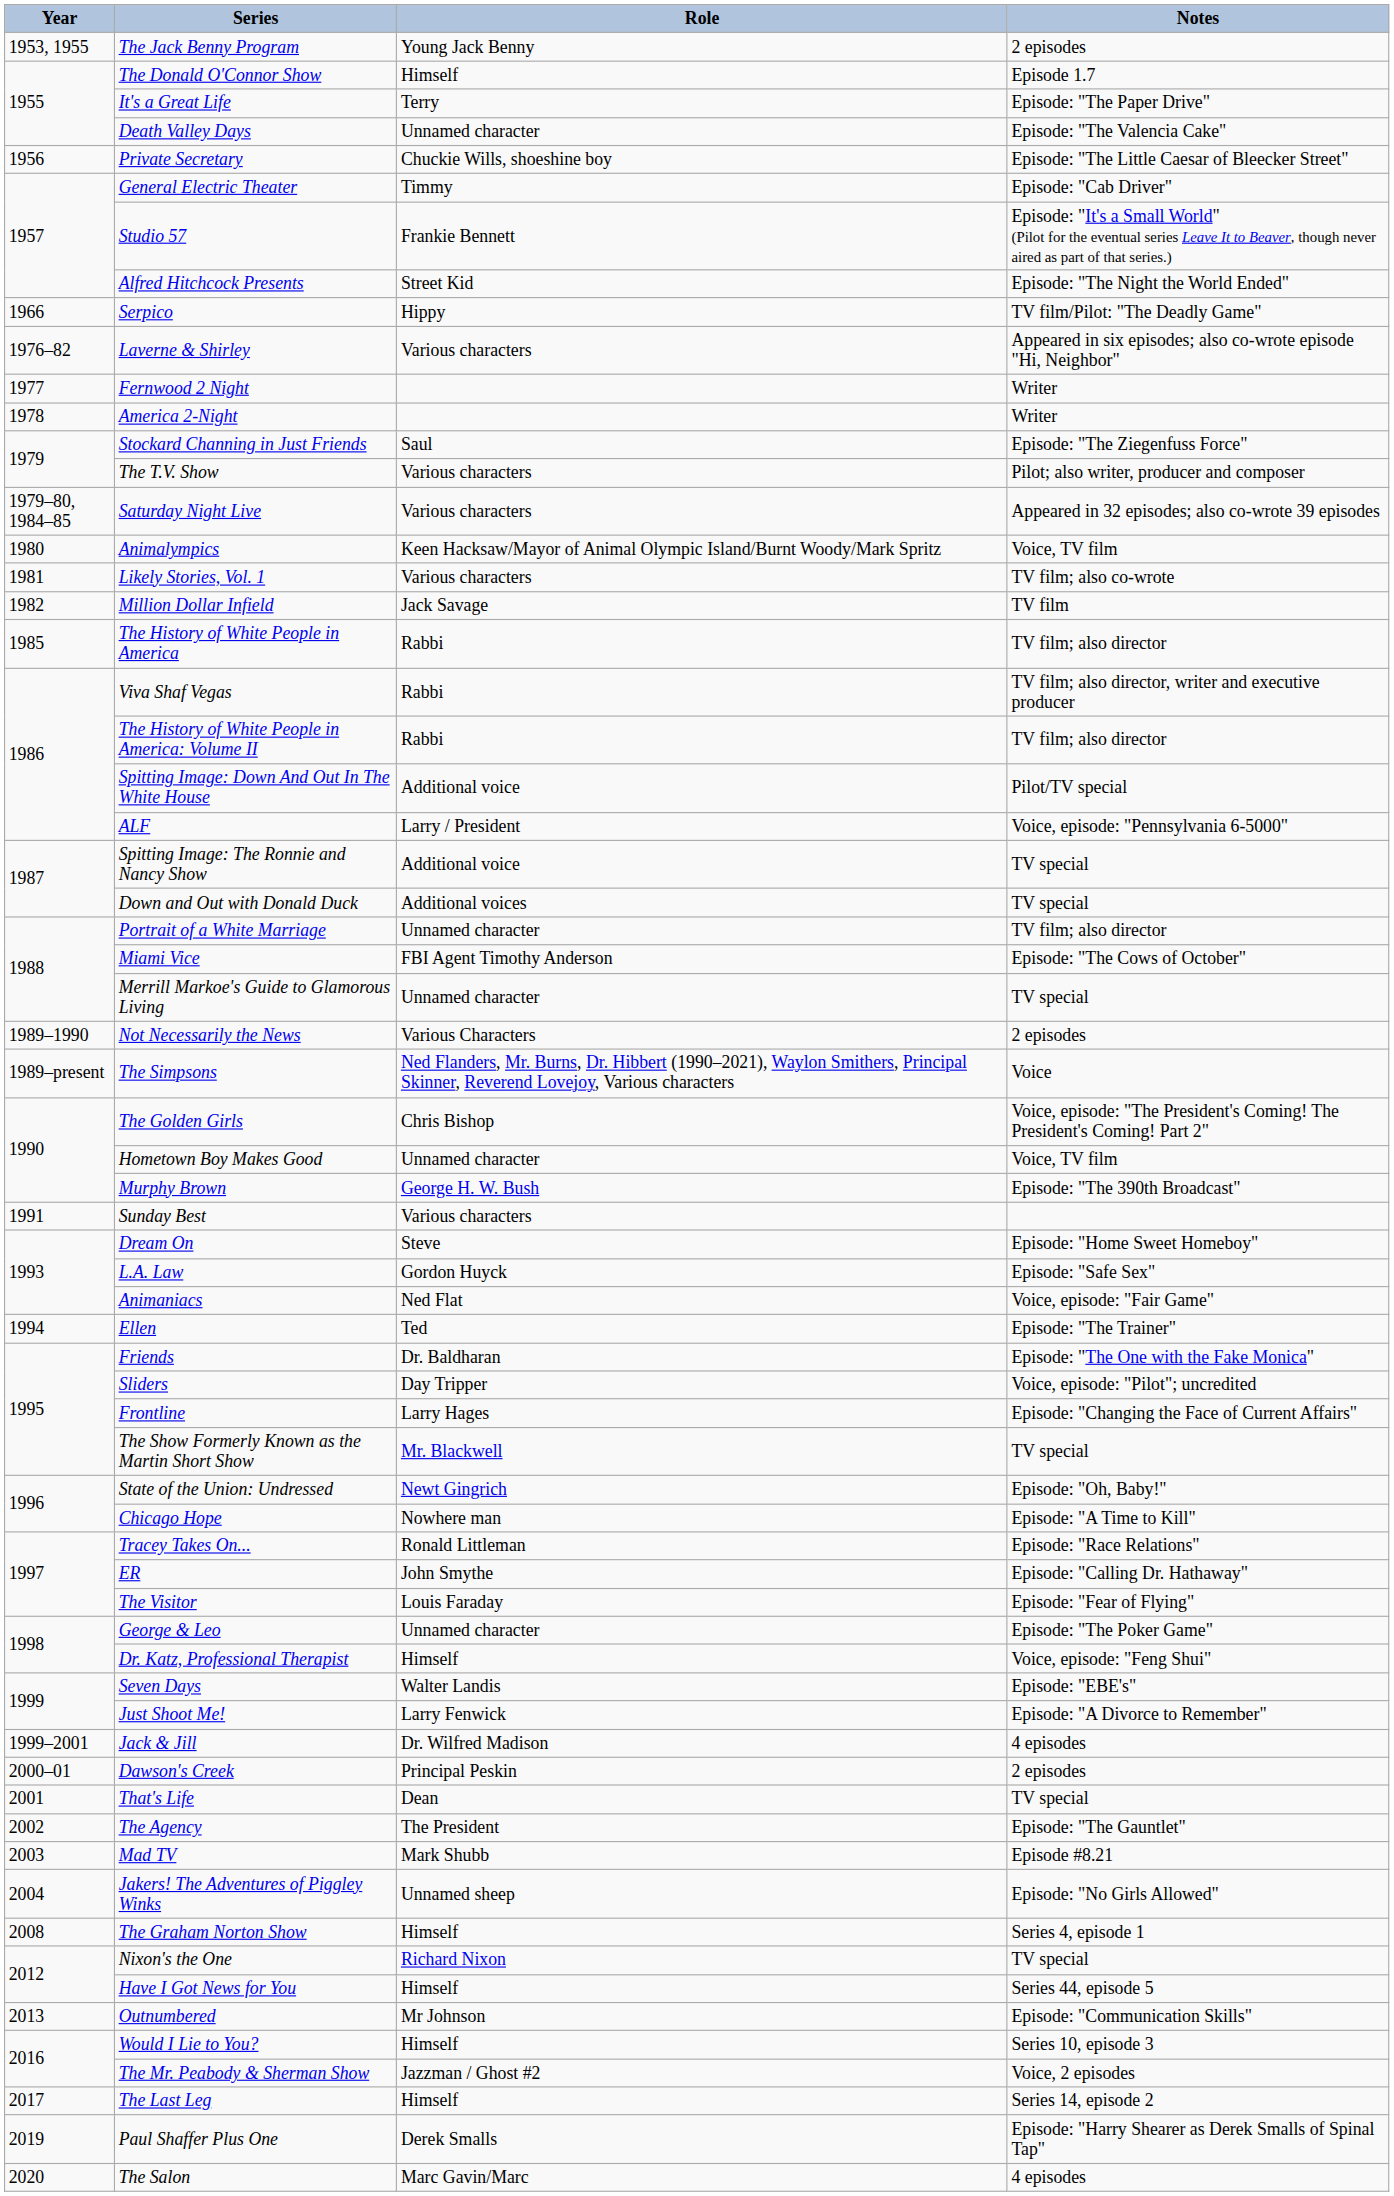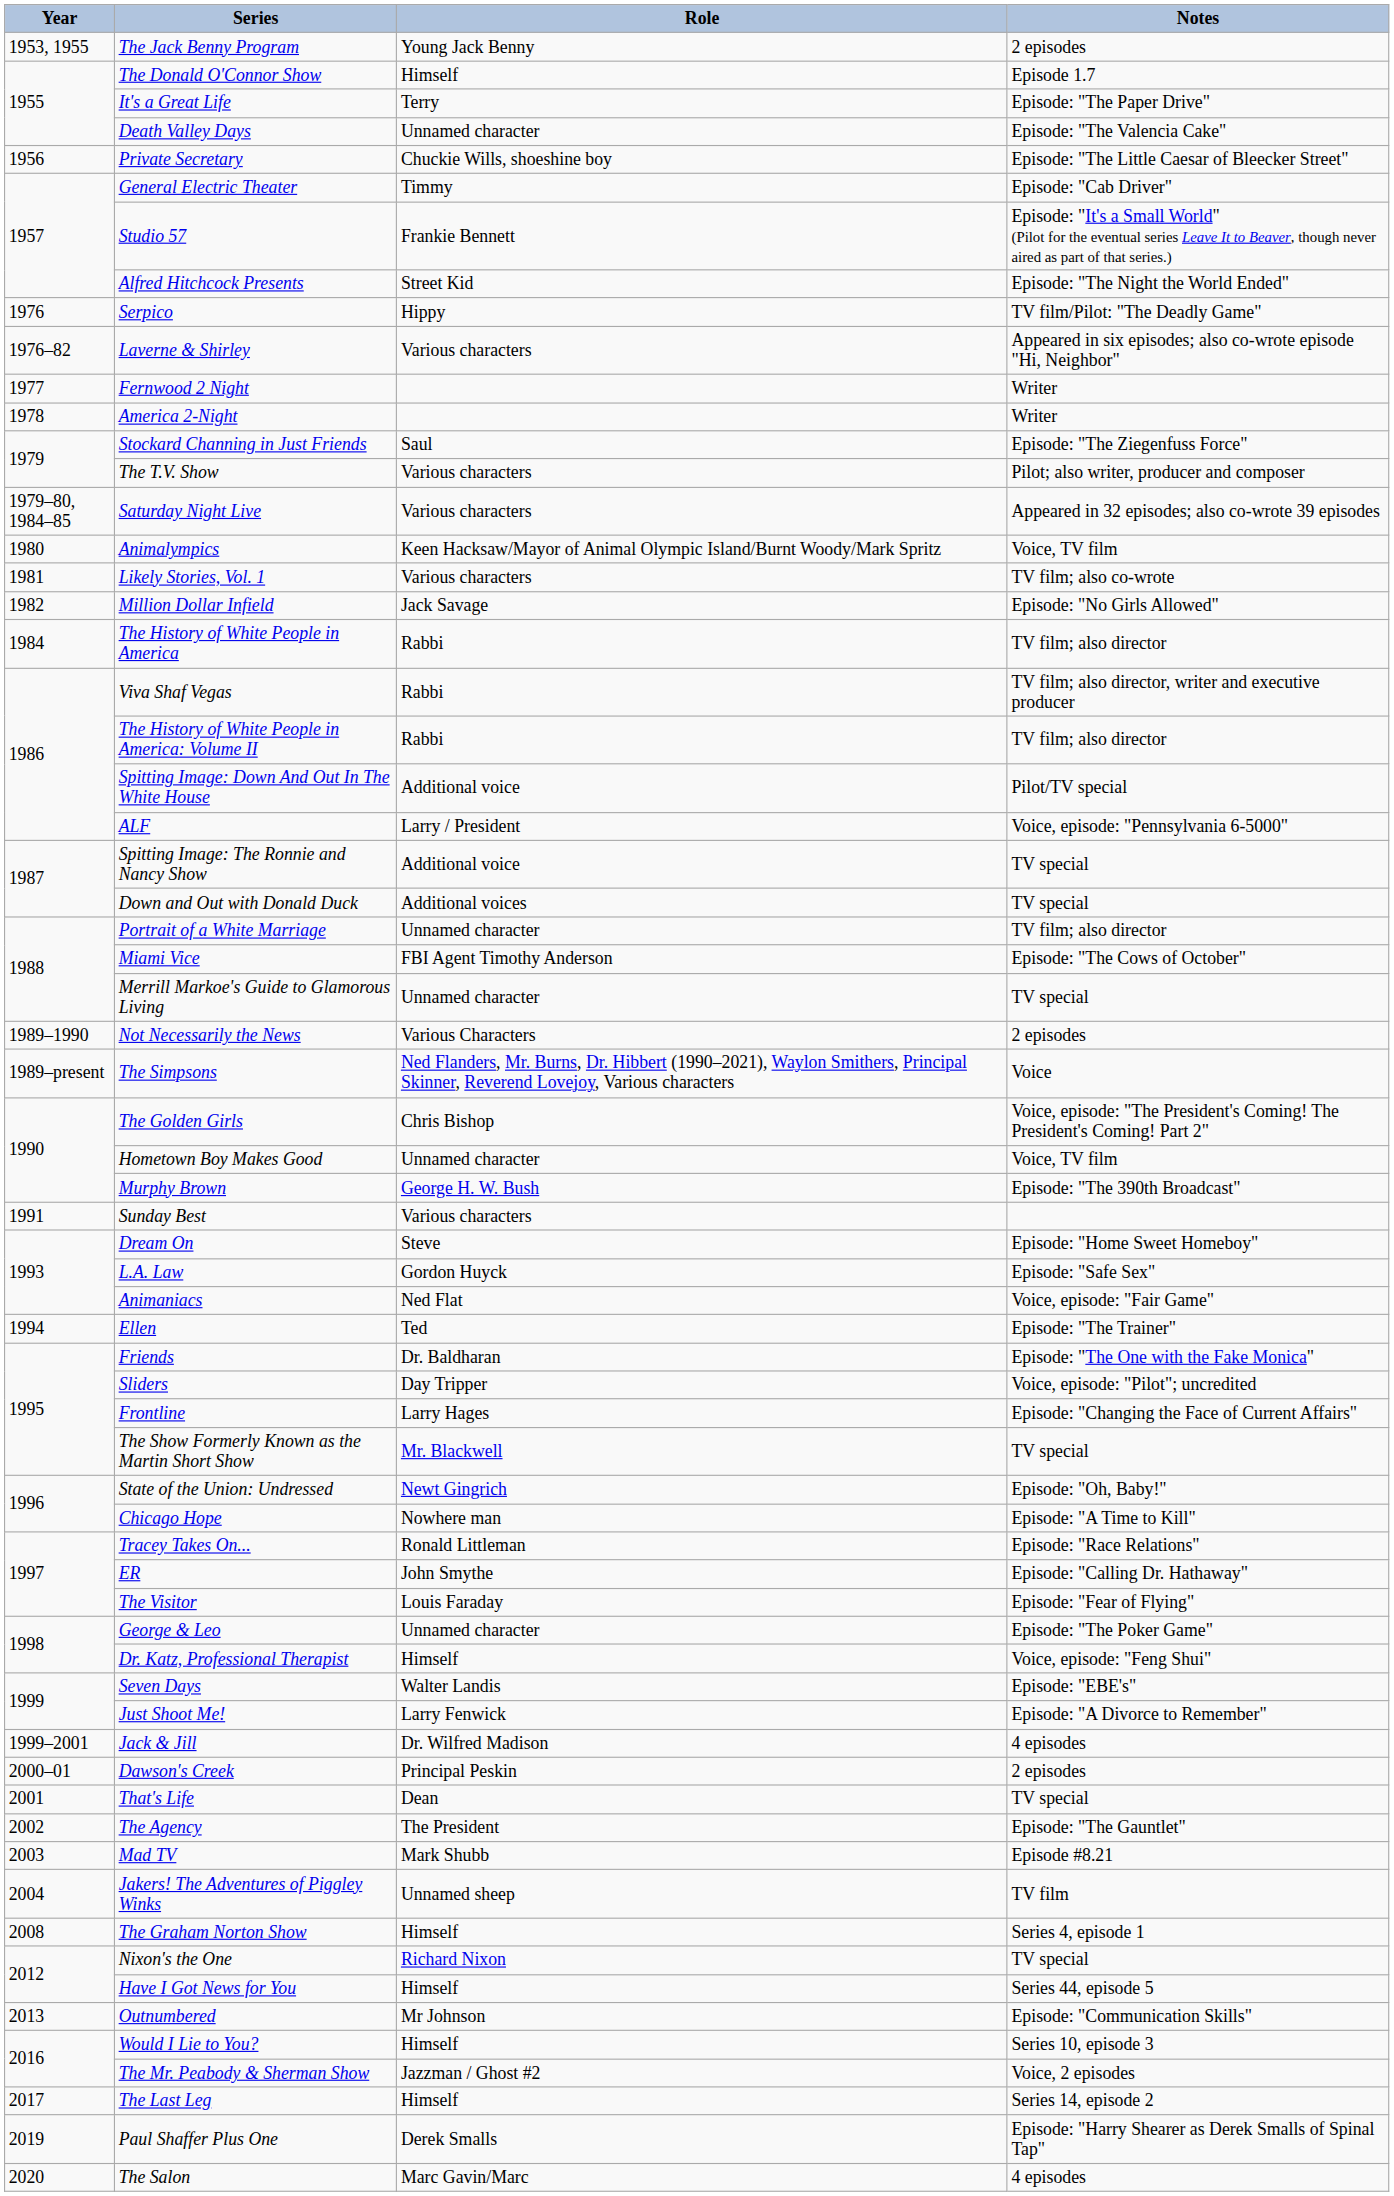(26, 312) 1966 -> (26, 312) 1976
(1040, 605) TV film -> (1115, 605) Episode: "No Girls Allowed"
(26, 643) 1985 -> (26, 643) 1984
(1115, 1893) Episode: "No Girls Allowed" -> (1040, 1893) TV film
